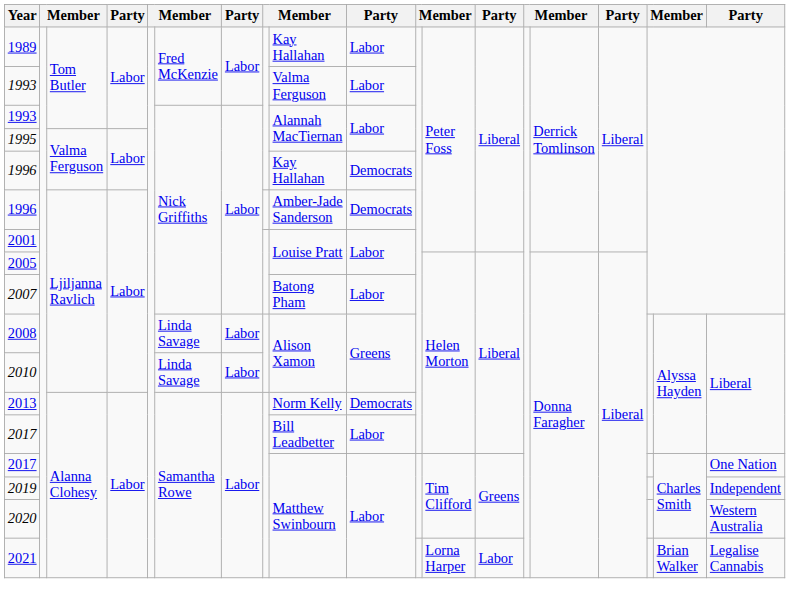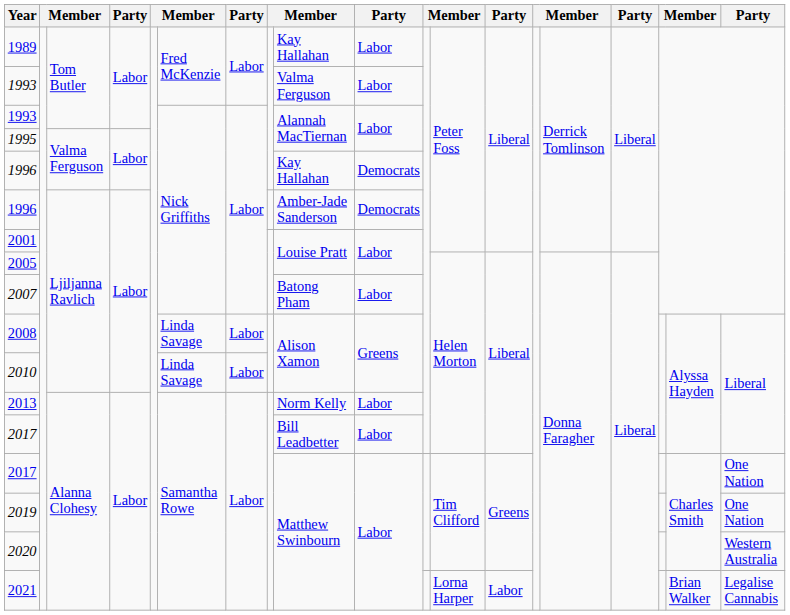(381, 403) Democrats -> (375, 403) Labor
(745, 488) Independent -> (744, 512) One Nation
